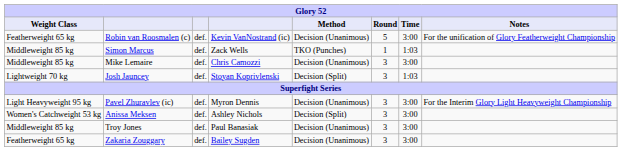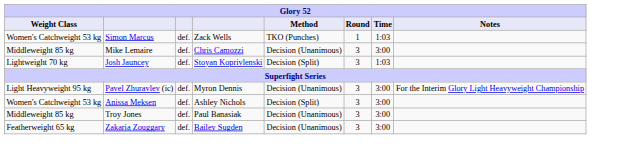- row: (148, 37)
(40, 50) Middleweight 85 kg -> (54, 37) Women's Catchweight 53 kg
